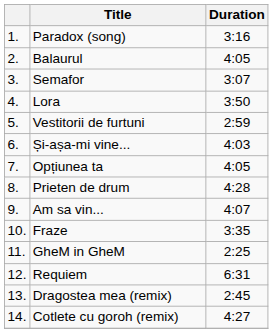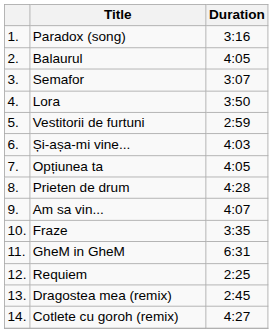(237, 252) 2:25 -> (237, 252) 6:31
(237, 274) 6:31 -> (237, 274) 2:25
